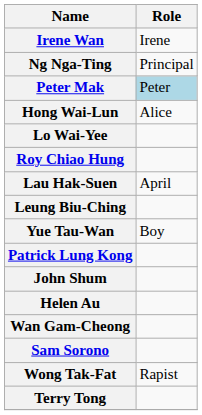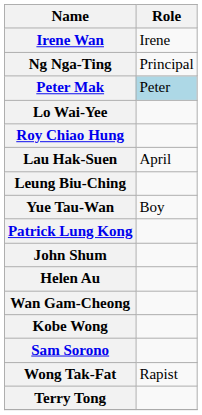- row: (70, 111)
+ row: (70, 326)
